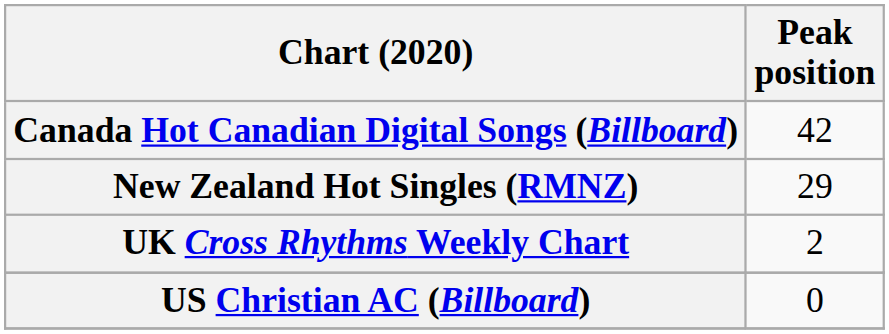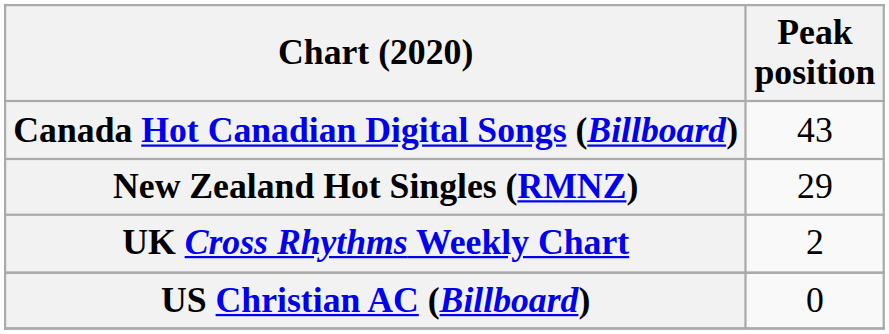(815, 129) 42 -> (815, 129) 43
